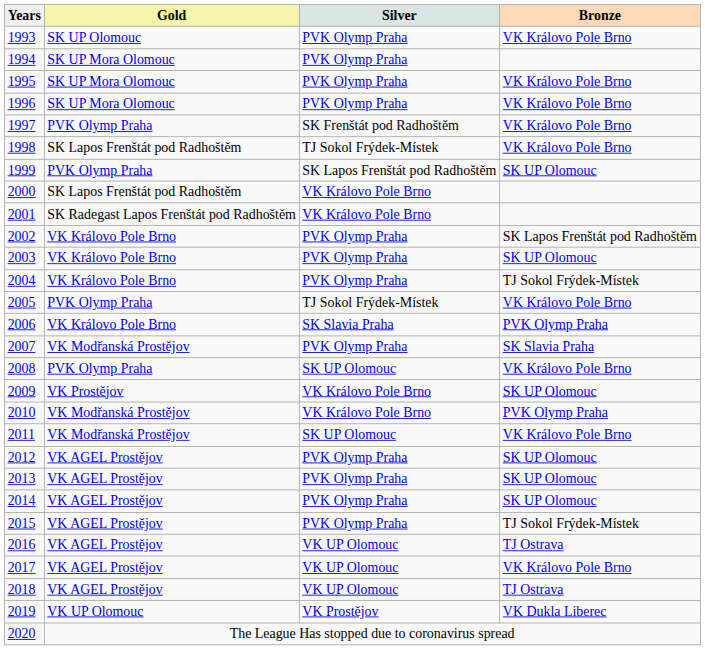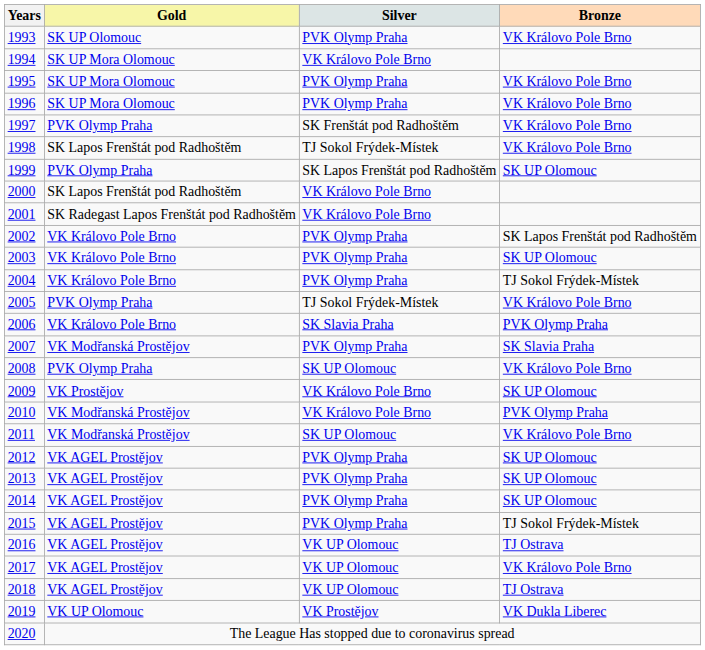(355, 59) PVK Olymp Praha -> (367, 59) VK Královo Pole Brno
